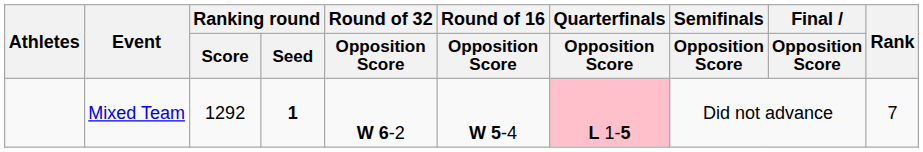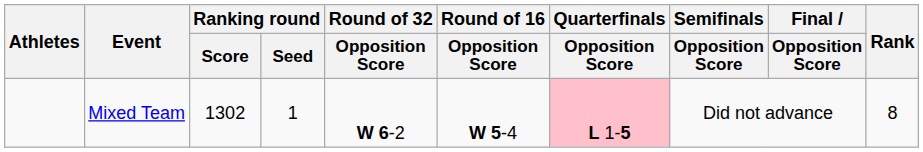(225, 113) 1292 -> (225, 113) 1302
(293, 113) bold -> (293, 113) normal
(892, 113) 7 -> (892, 113) 8
